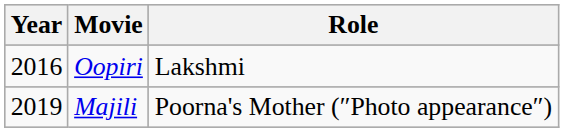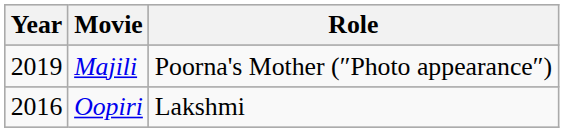rows swapped: (108, 65) <-> (106, 106)
